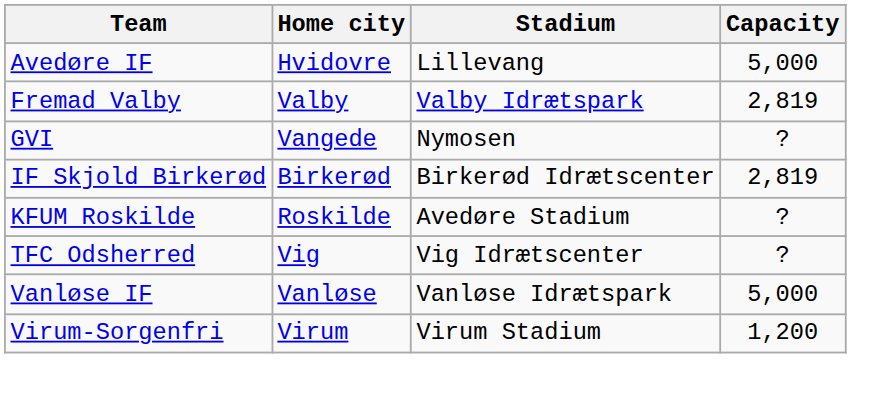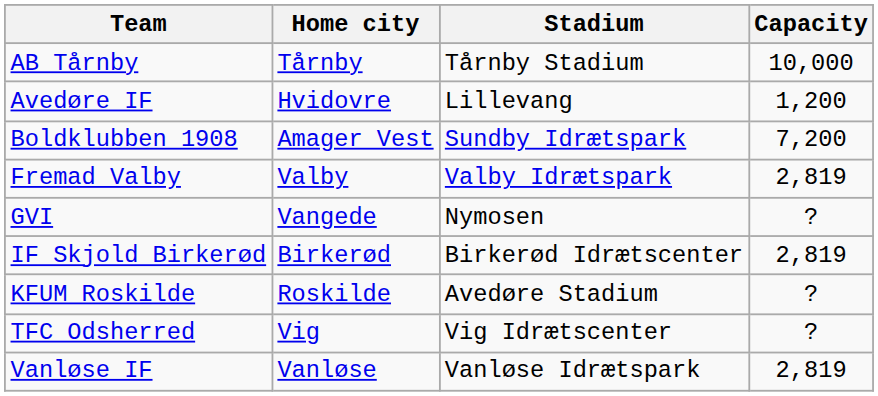+ row: (74, 63)
(783, 63) 5,000 -> (811, 101) 1,200
+ row: (124, 140)
(783, 294) 5,000 -> (811, 371) 2,819
- row: (117, 333)
